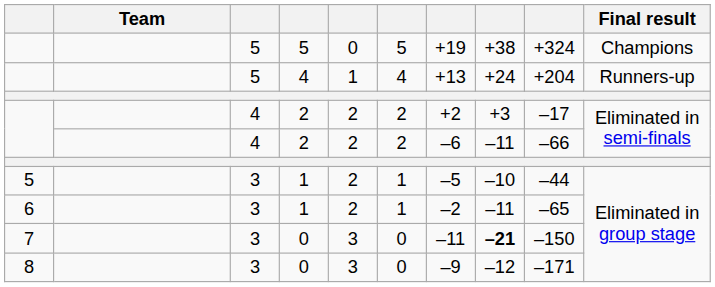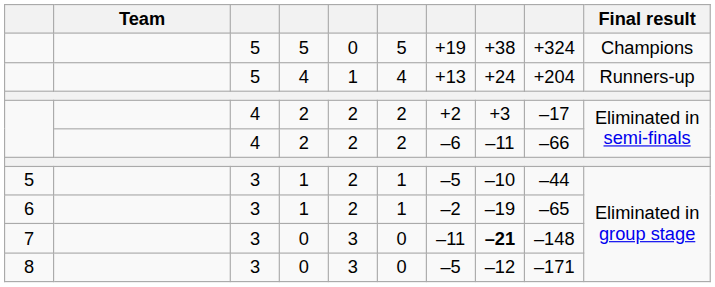(500, 209) –11 -> (500, 209) –19
(554, 238) –150 -> (554, 238) –148
(451, 267) –9 -> (451, 267) –5
